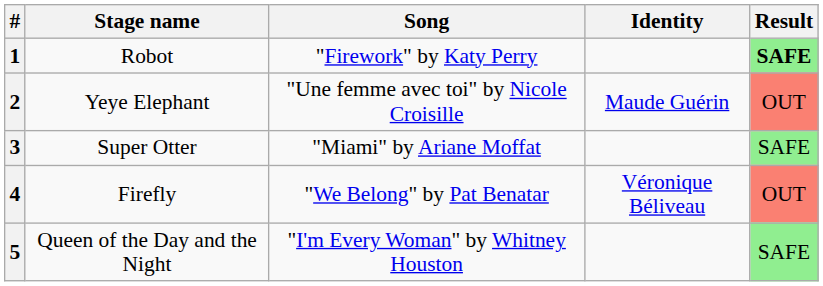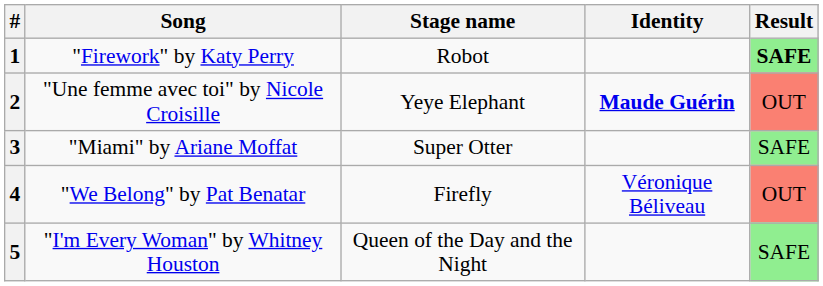columns swapped: (147, 21) <-> (427, 21)
(667, 101) normal -> (667, 101) bold
